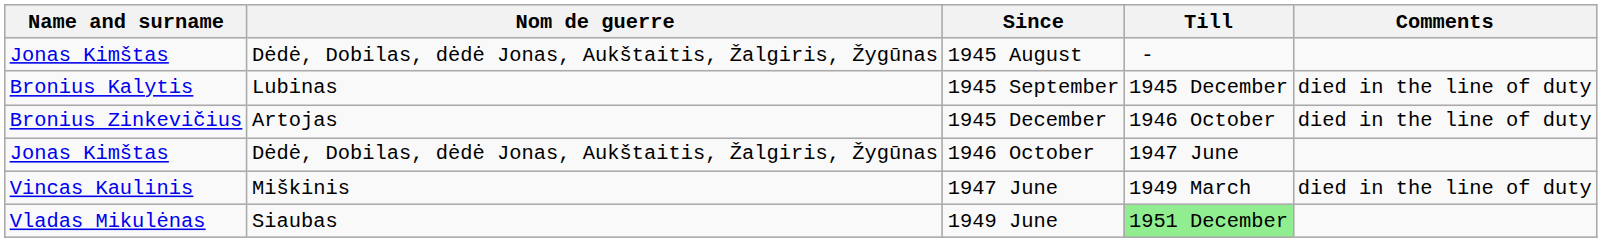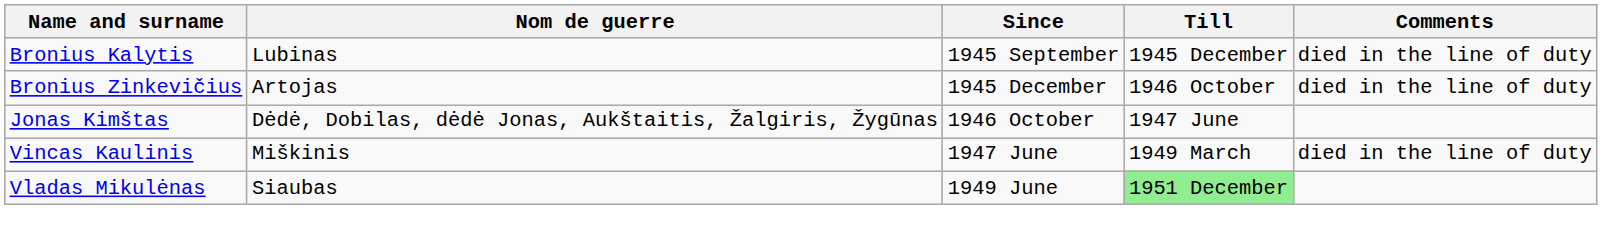- row: (1015, 55)
